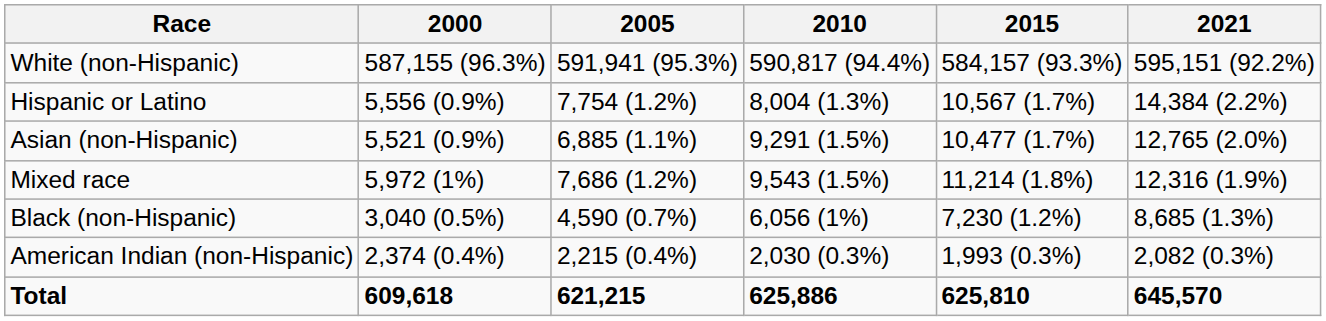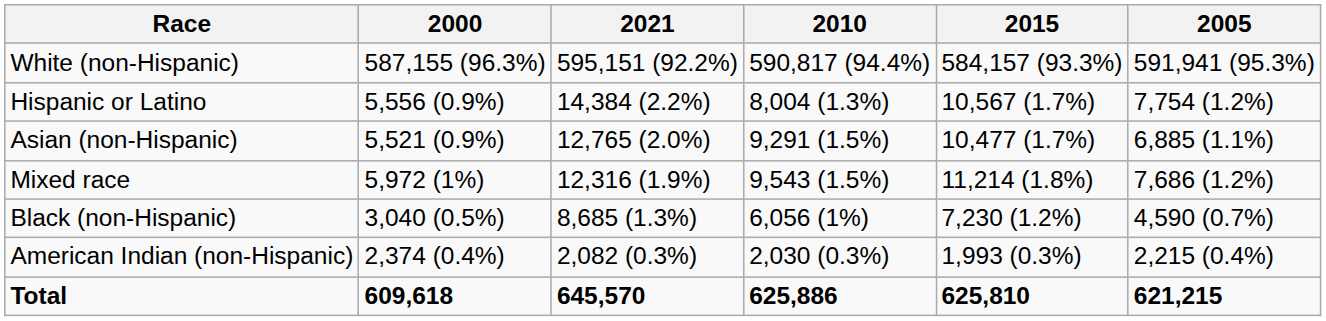columns swapped: (647, 23) <-> (1224, 23)
